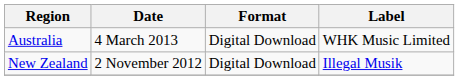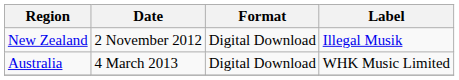rows swapped: (48, 63) <-> (35, 39)
